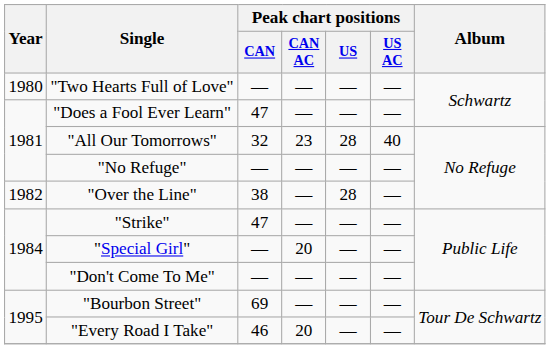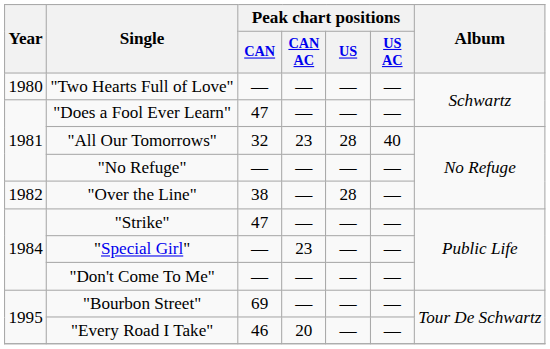(304, 249) 20 -> (304, 249) 23
